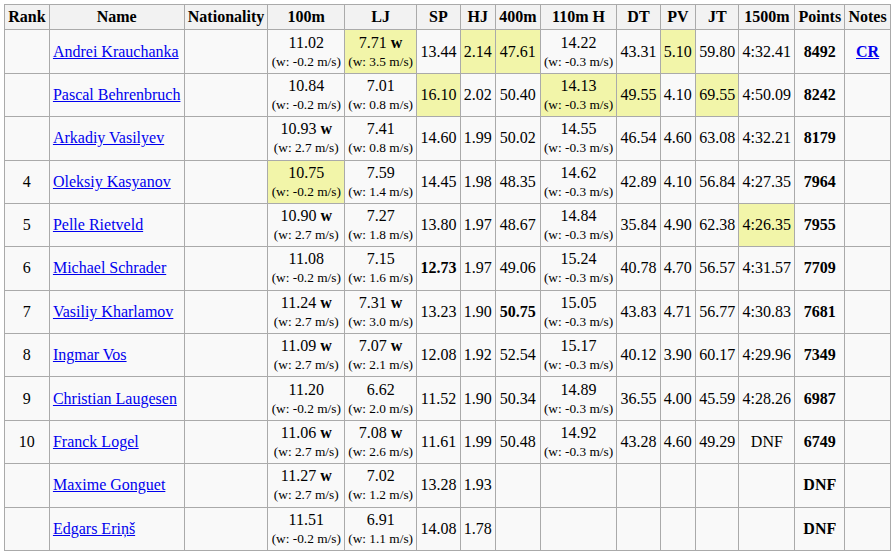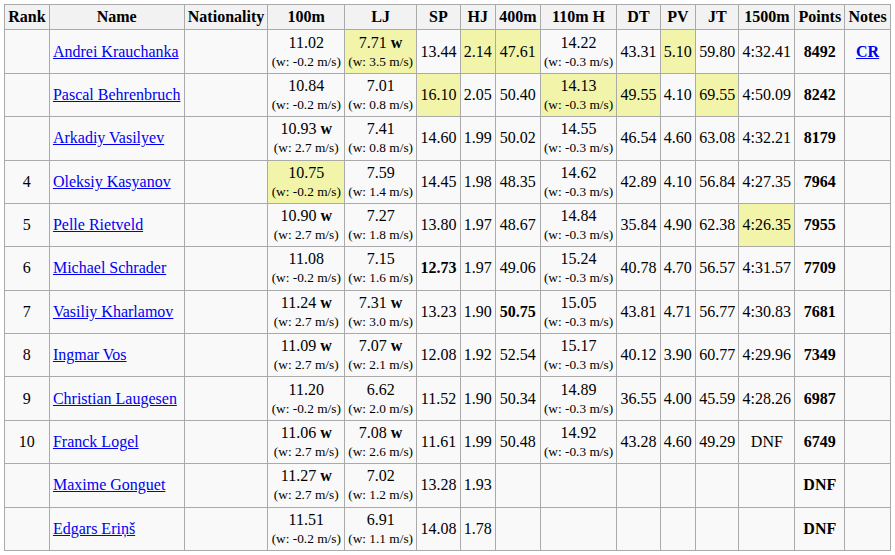(478, 94) 2.02 -> (478, 94) 2.05
(638, 311) 43.83 -> (638, 311) 43.81
(717, 355) 60.17 -> (717, 355) 60.77
